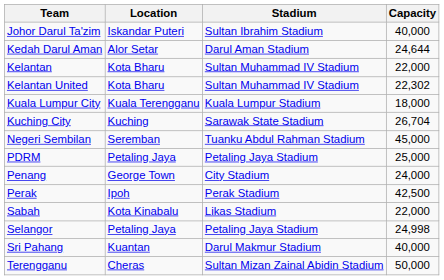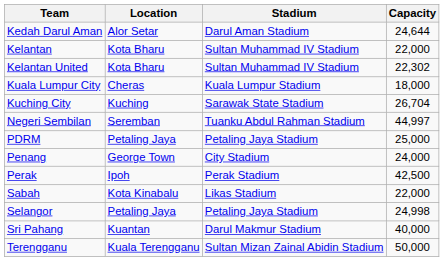- row: (54, 31)
(154, 103) Kuala Terengganu -> (126, 85) Cheras
(412, 139) 45,000 -> (412, 121) 44,997
(126, 265) Cheras -> (154, 247) Kuala Terengganu
